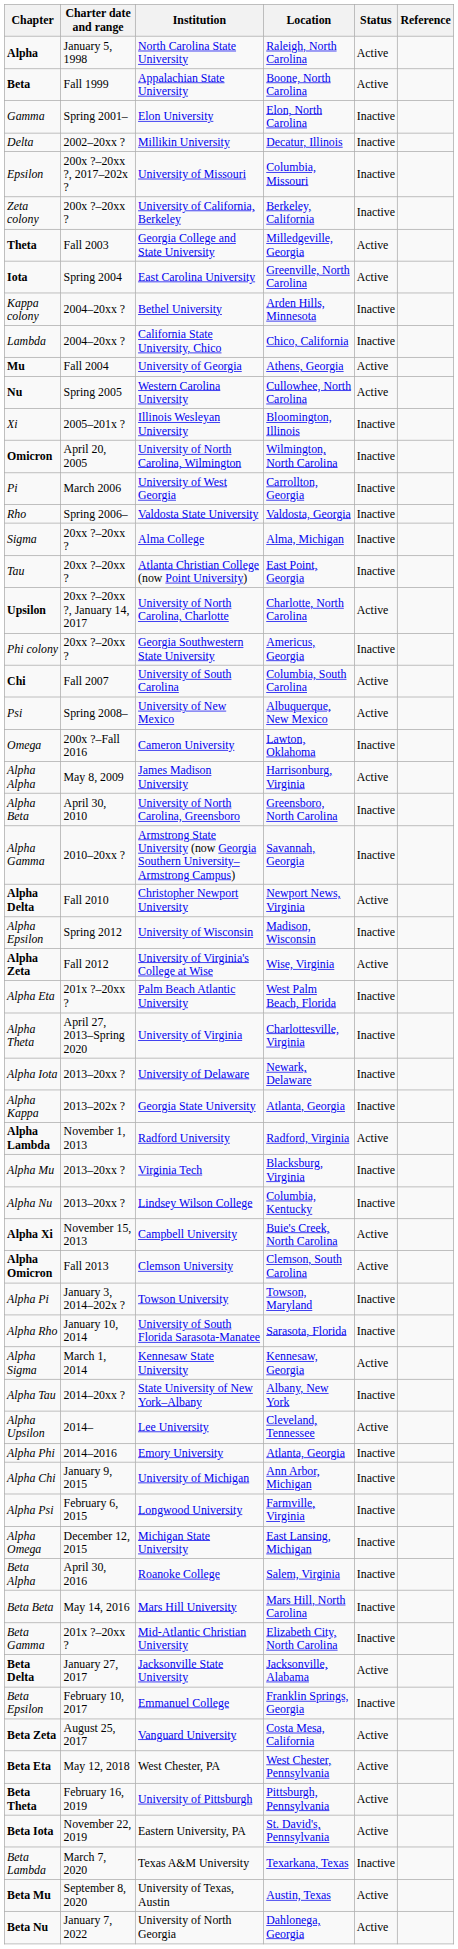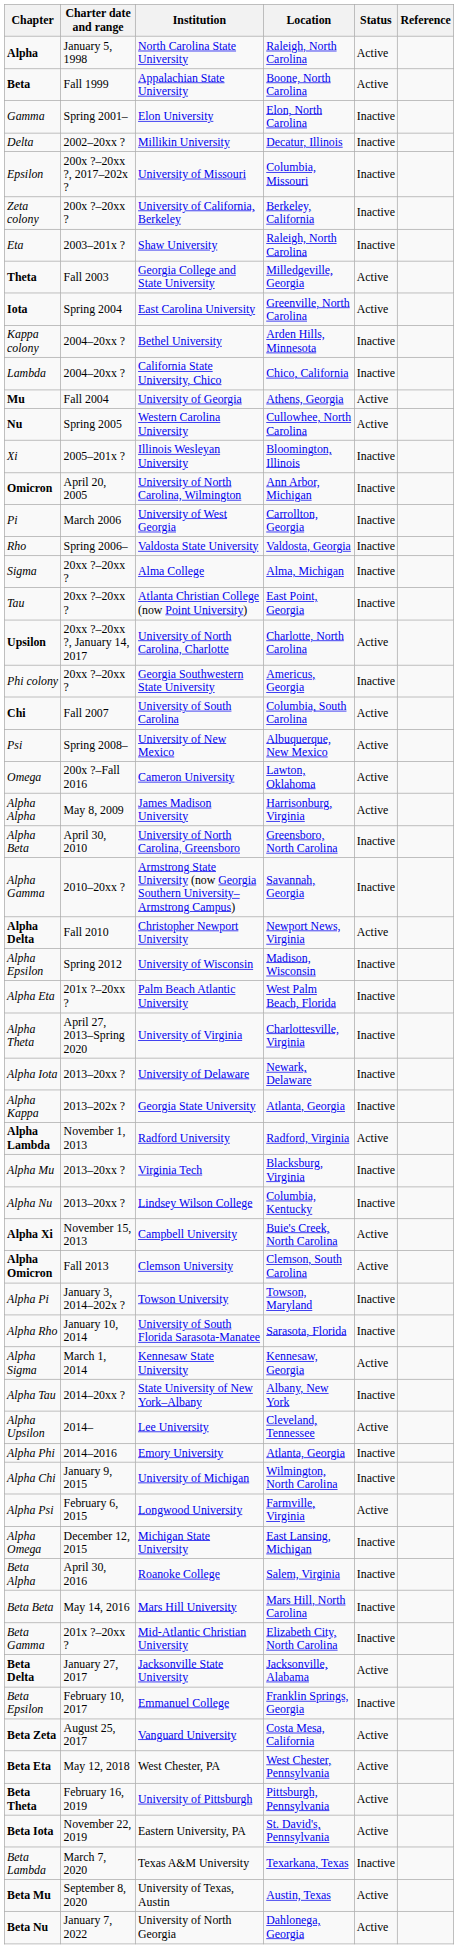+ row: (15, 245)
(302, 456) Wilmington, North Carolina -> (293, 488) Ann Arbor, Michigan
(376, 745) Inactive -> (373, 777) Active
- row: (23, 964)
(293, 1478) Ann Arbor, Michigan -> (302, 1478) Wilmington, North Carolina
(376, 1510) Inactive -> (373, 1510) Active
